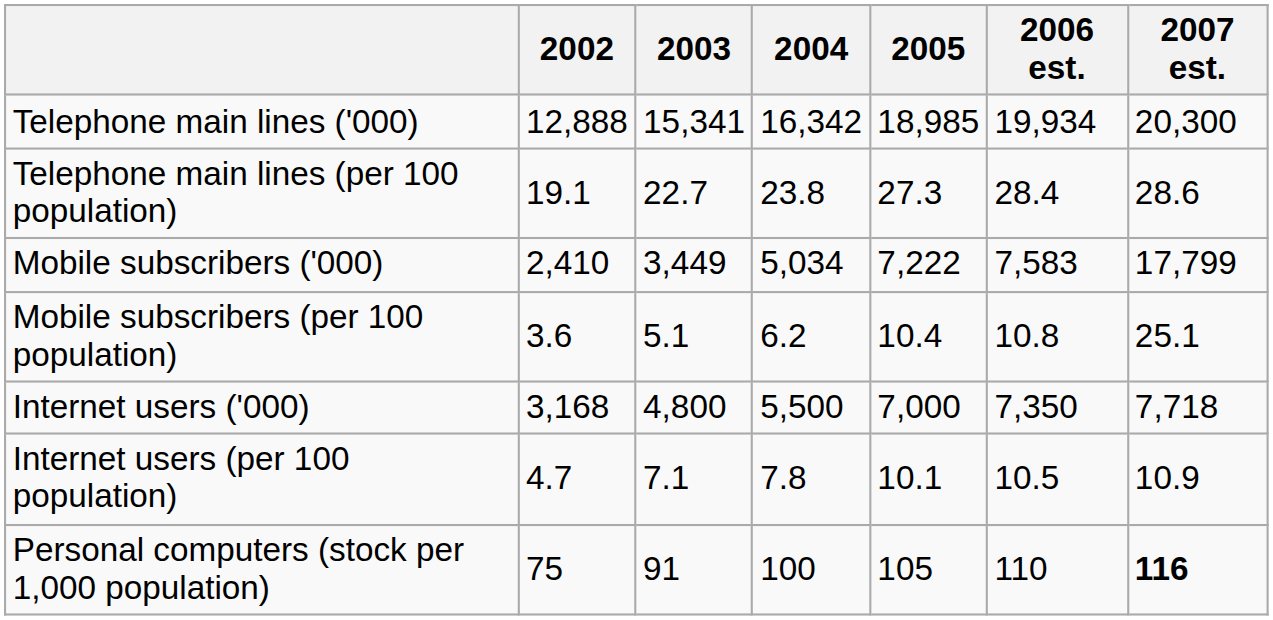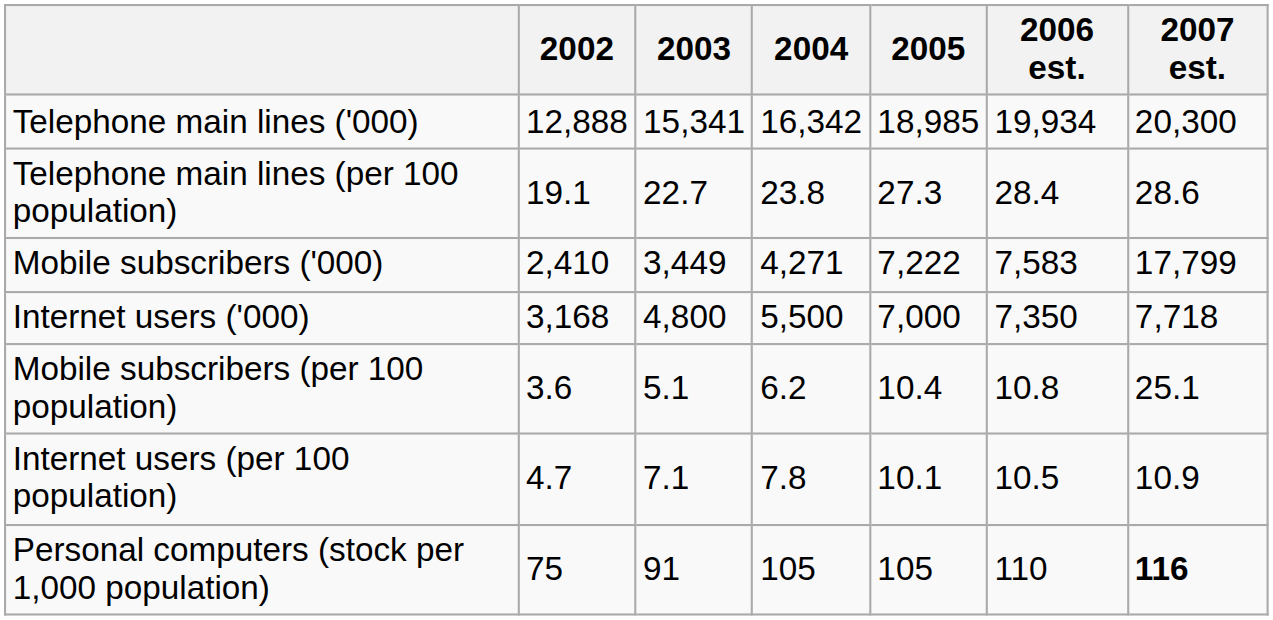(802, 264) 5,034 -> (802, 264) 4,271
rows swapped: (218, 335) <-> (161, 407)
(788, 568) 100 -> (788, 568) 105
